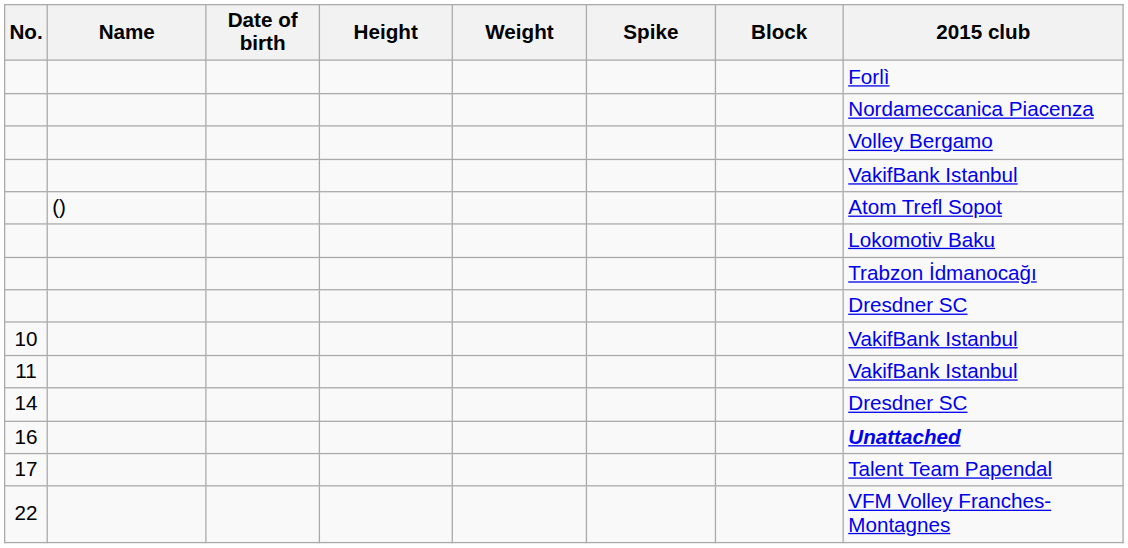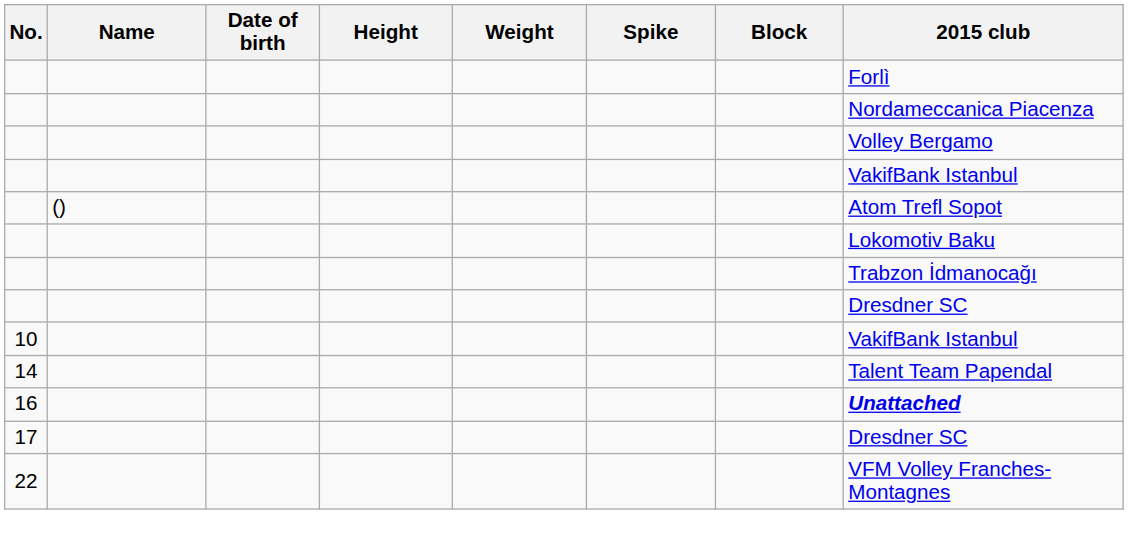- row: (26, 371)
(908, 404) Dresdner SC -> (950, 371) Talent Team Papendal
(950, 469) Talent Team Papendal -> (908, 436) Dresdner SC
